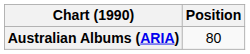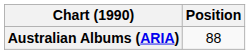(214, 37) 80 -> (214, 37) 88
